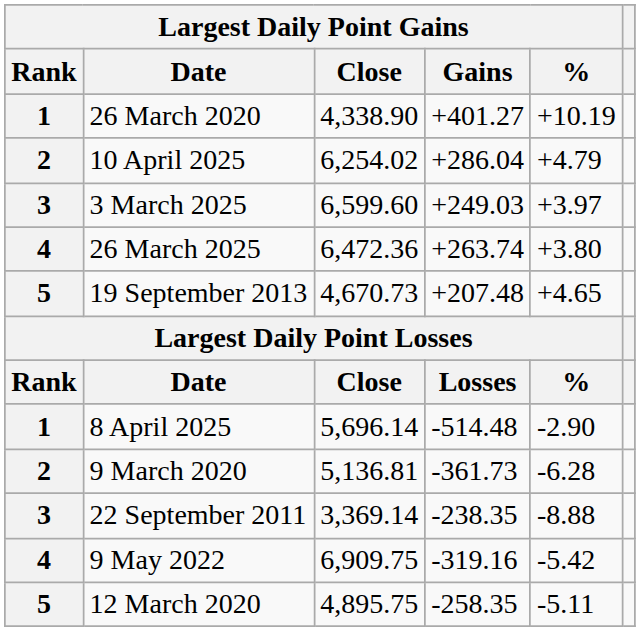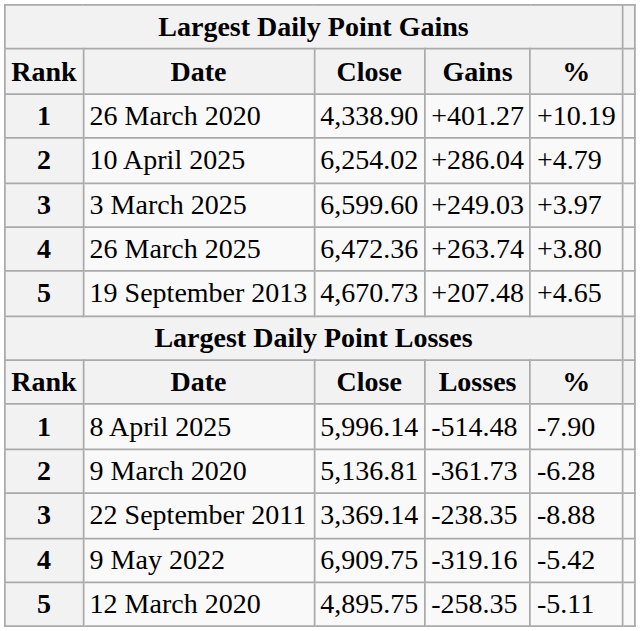(369, 426) 5,696.14 -> (369, 426) 5,996.14
(566, 426) -2.90 -> (566, 426) -7.90
